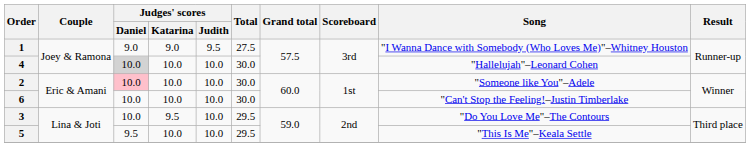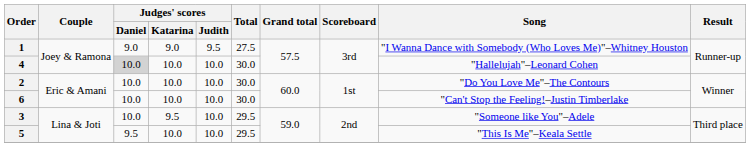(131, 82) pink background -> (131, 82) no background
(534, 82) "Someone like You"–Adele -> (534, 82) "Do You Love Me"–The Contours
(534, 116) "Do You Love Me"–The Contours -> (534, 116) "Someone like You"–Adele
